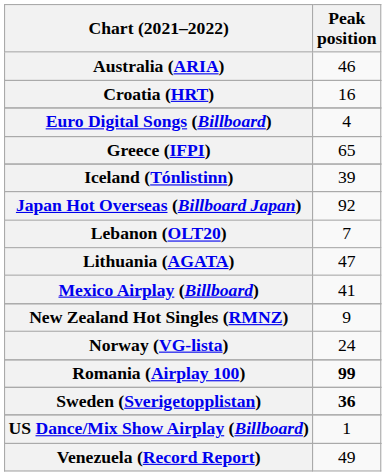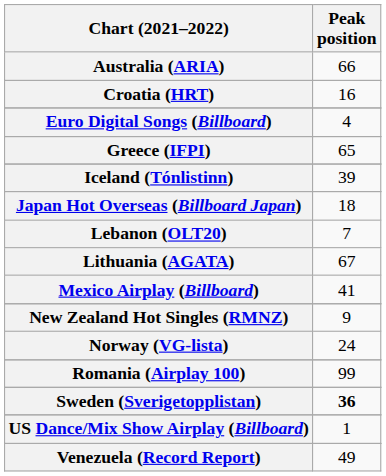(347, 66) 46 -> (347, 66) 66
(347, 205) 92 -> (347, 205) 18
(347, 261) 47 -> (347, 261) 67
(347, 373) bold -> (347, 373) normal
